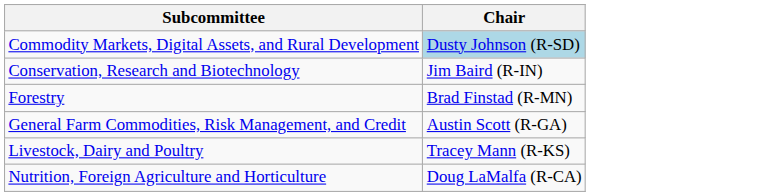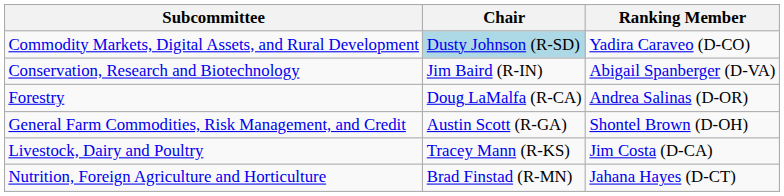+ column: (682, 17)
(500, 97) Brad Finstad (R-MN) -> (504, 97) Doug LaMalfa (R-CA)
(504, 177) Doug LaMalfa (R-CA) -> (500, 177) Brad Finstad (R-MN)
